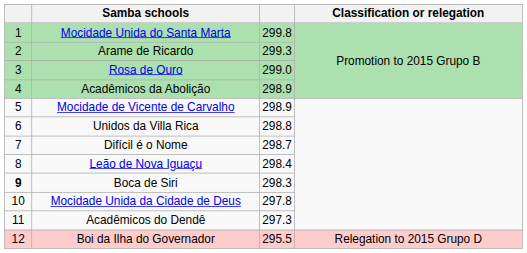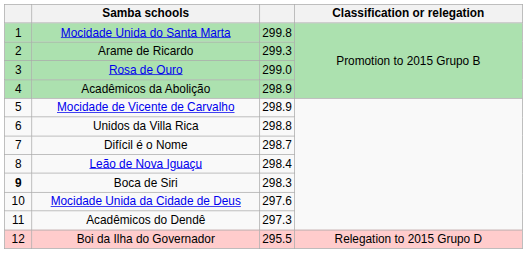(277, 201) 297.8 -> (277, 201) 297.6
